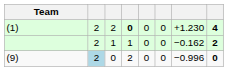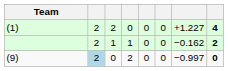(130, 27) bold -> (130, 27) normal
(189, 27) +1.230 -> (189, 27) +1.227
(189, 58) −0.996 -> (189, 58) −0.997
